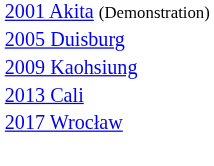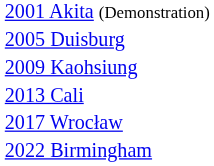+ row: (78, 150)
